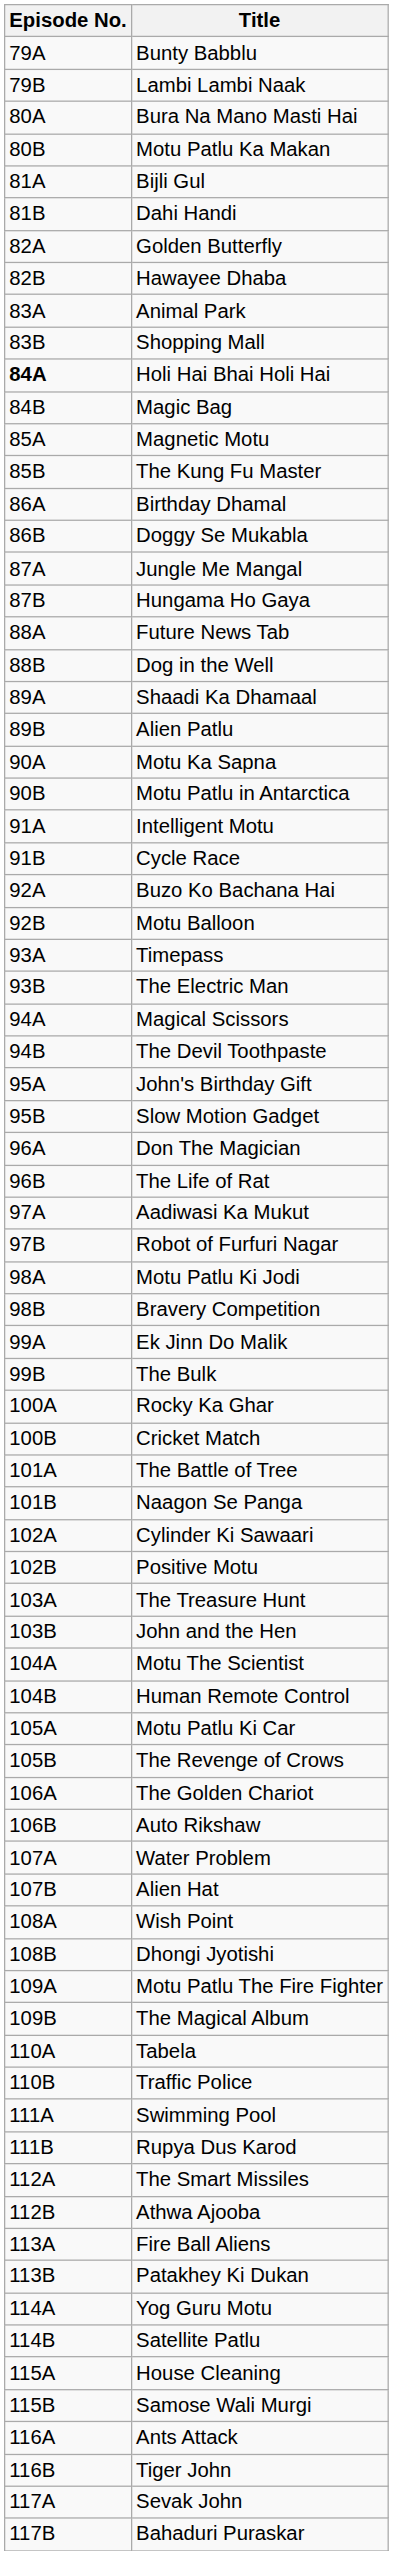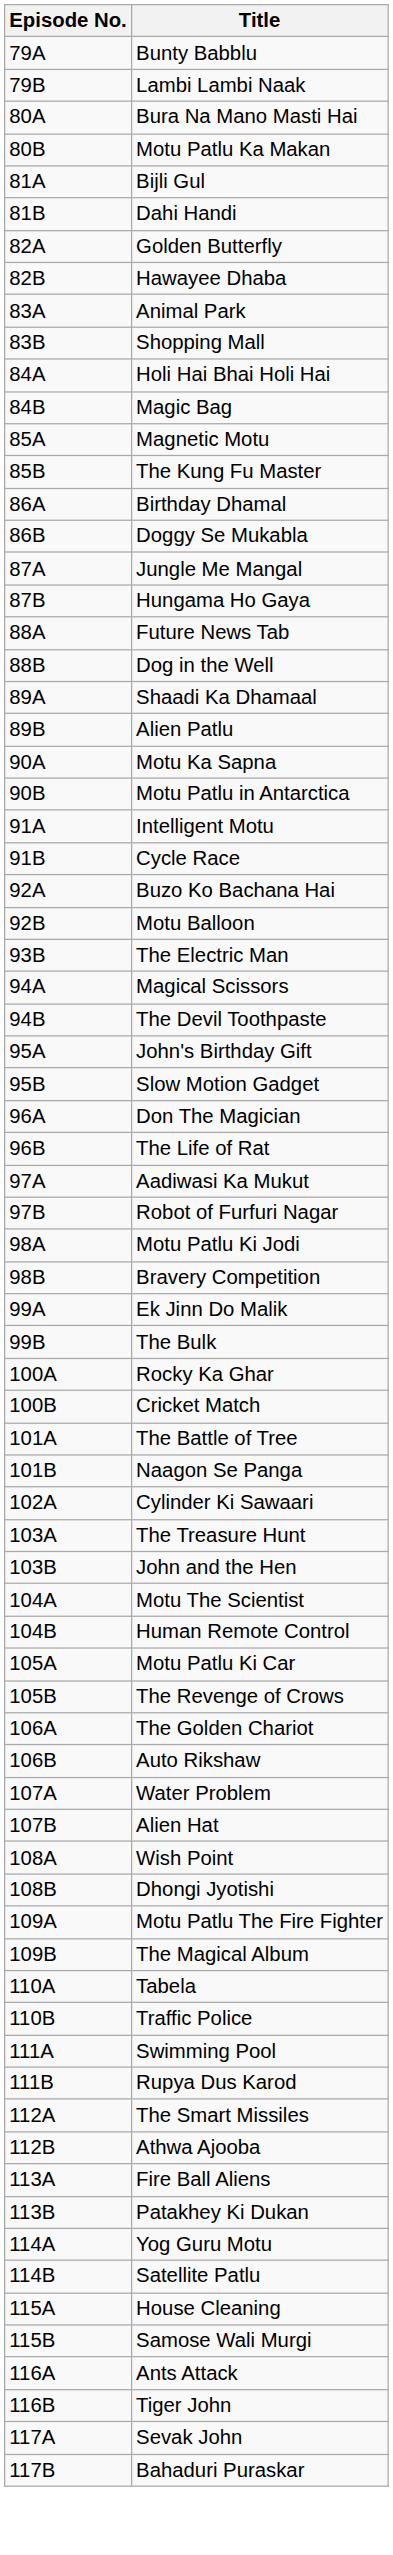(28, 375) bold -> (27, 375) normal
- row: (180, 955)
- row: (197, 1567)
